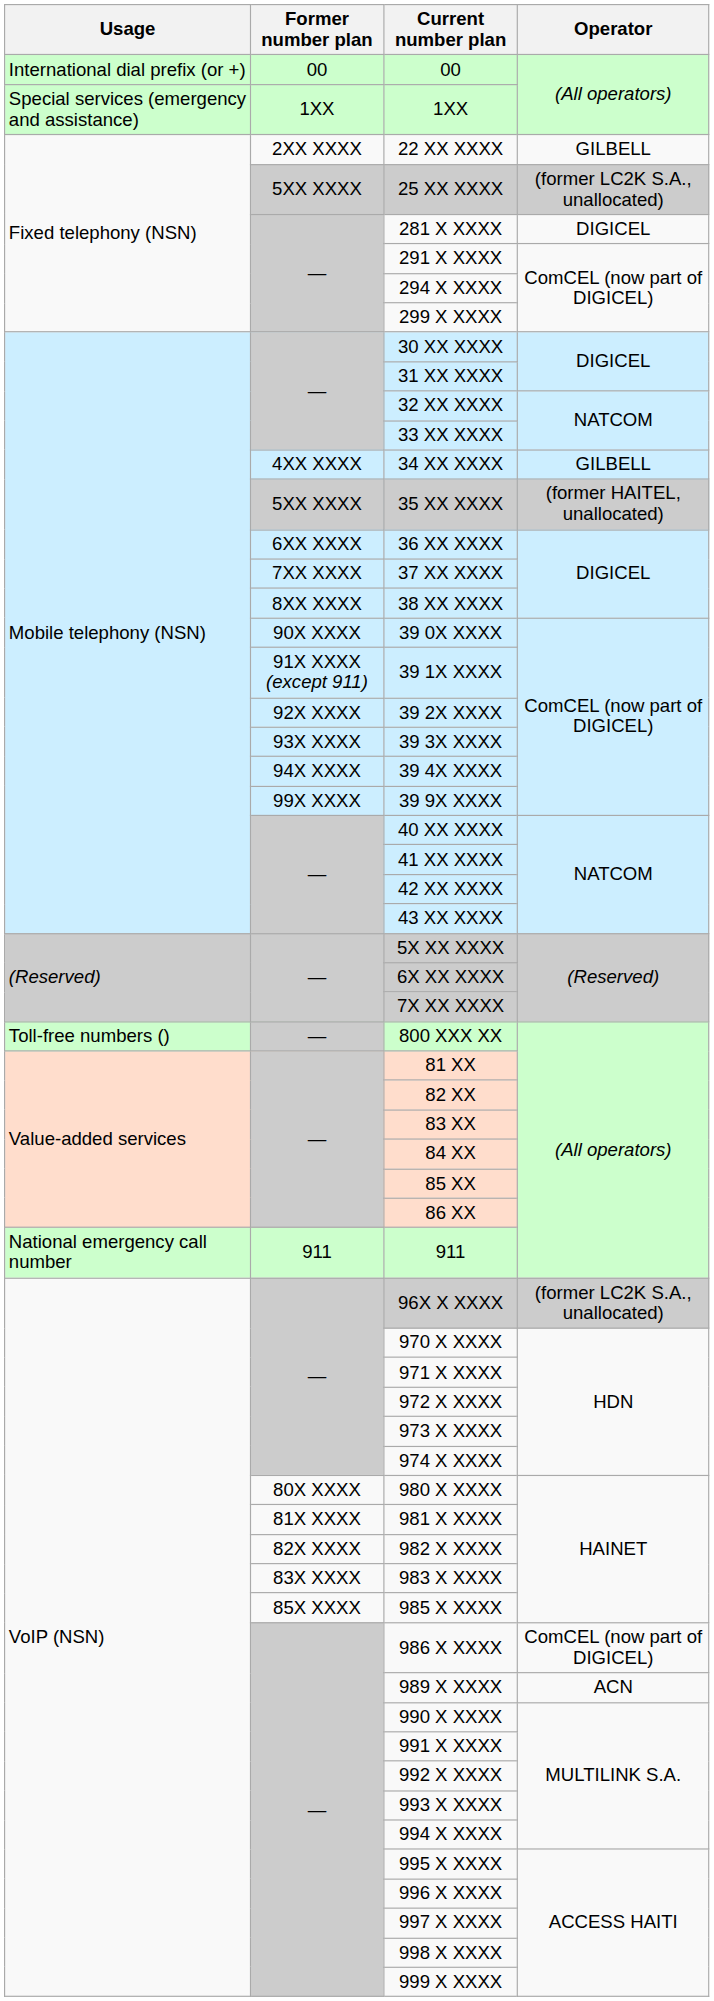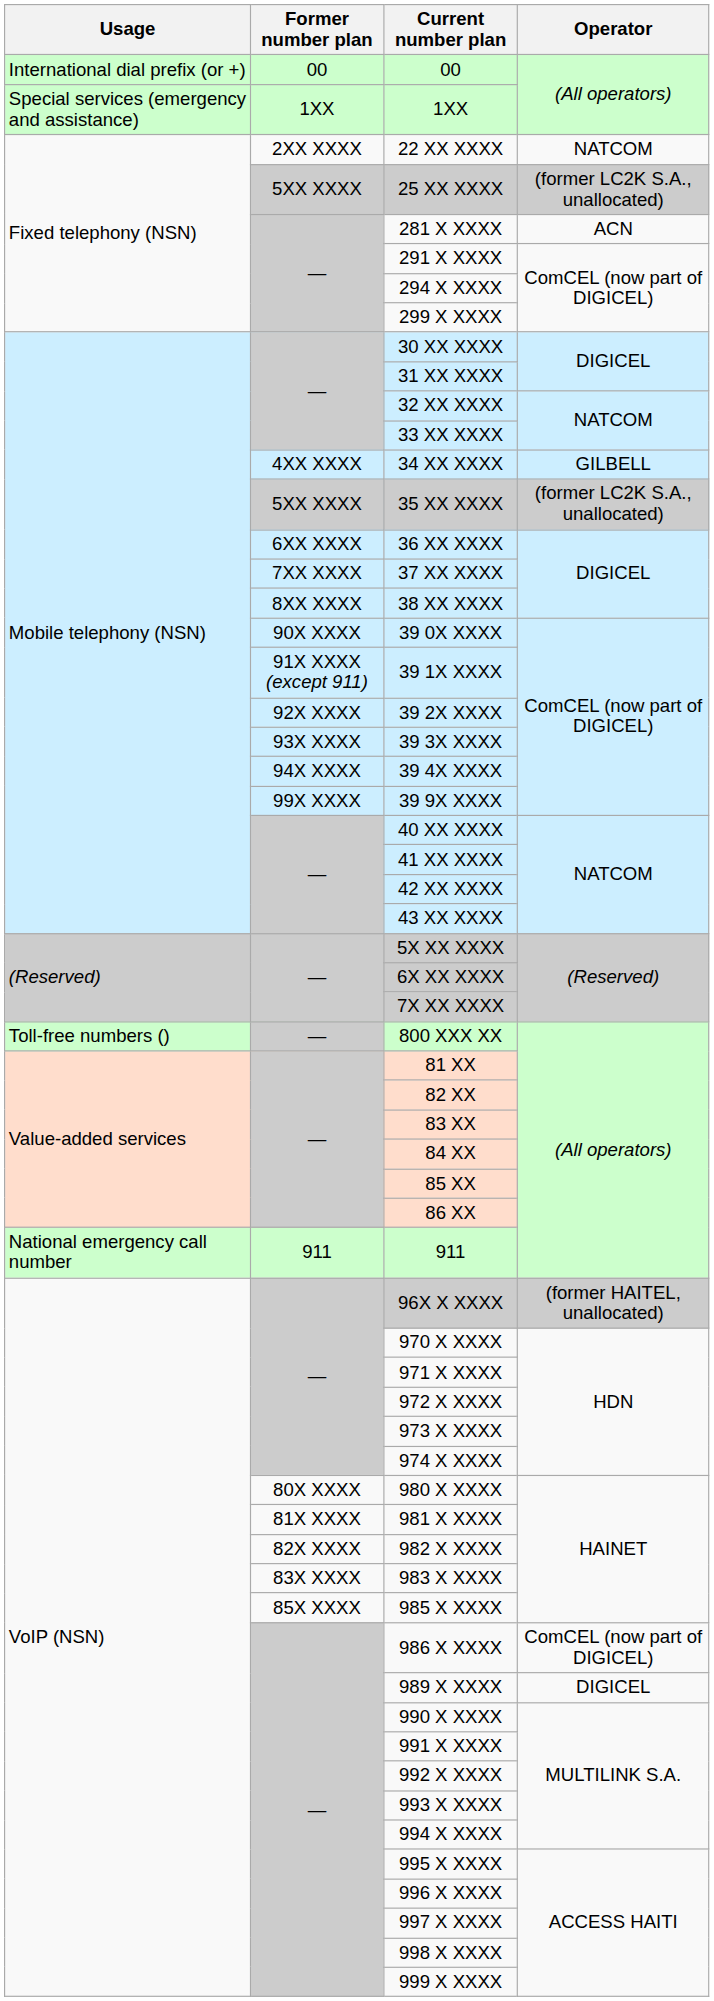(613, 149) GILBELL -> (613, 149) NATCOM
(613, 229) DIGICEL -> (613, 229) ACN
(613, 504) (former HAITEL, unallocated) -> (613, 504) (former LC2K S.A., unallocated)
(613, 1302) (former LC2K S.A., unallocated) -> (613, 1302) (former HAITEL, unallocated)
(613, 1687) ACN -> (613, 1687) DIGICEL
